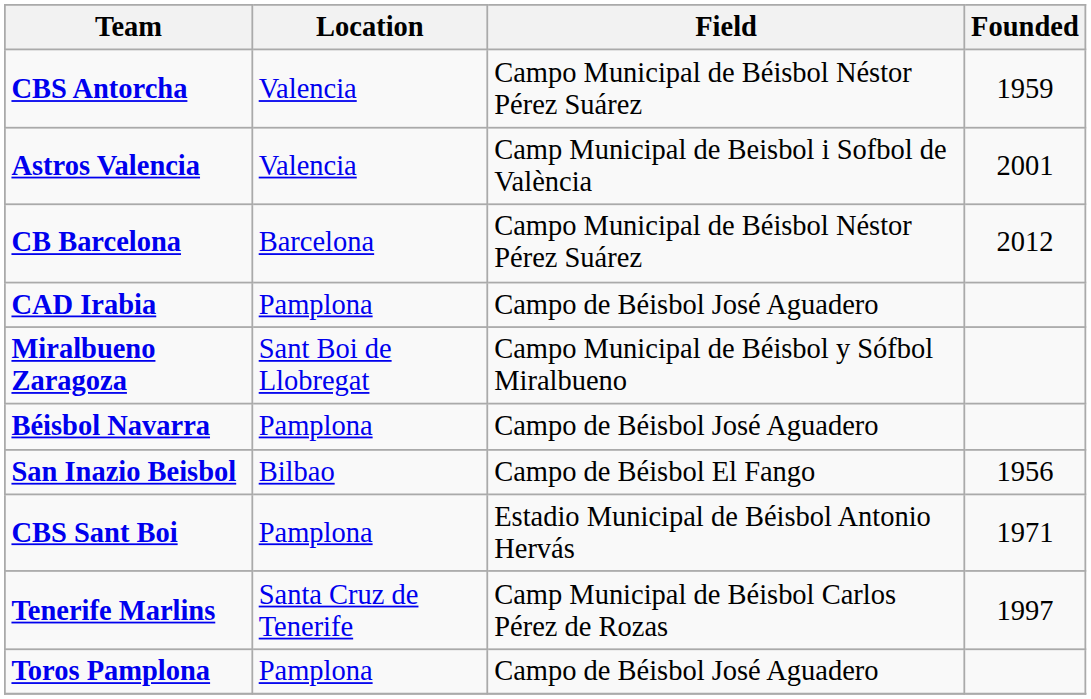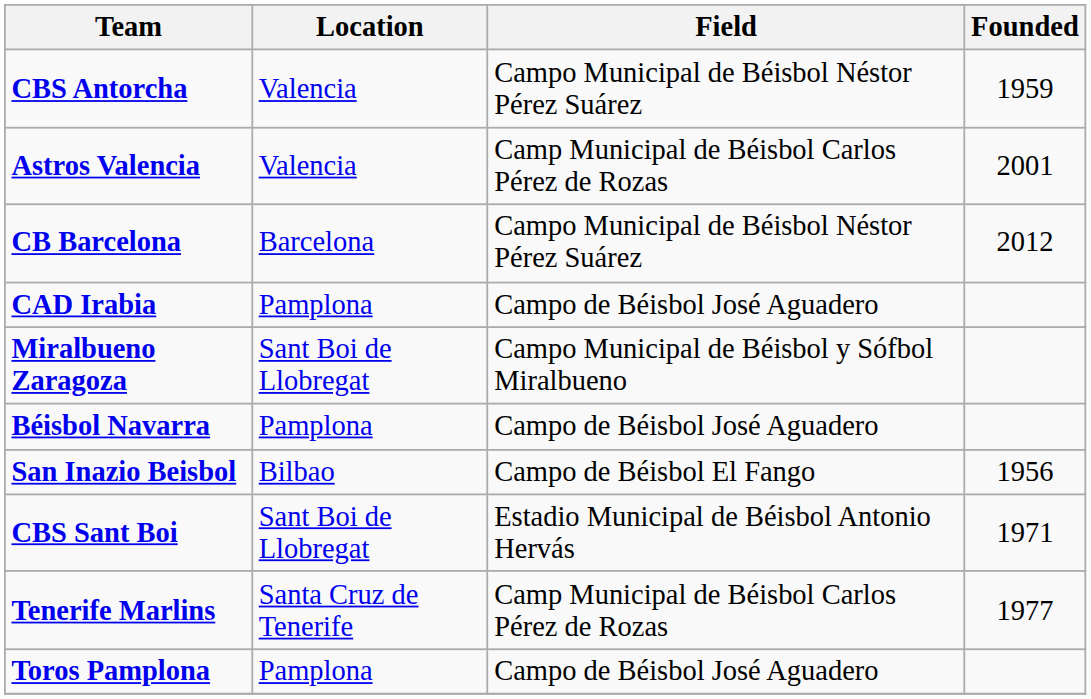(720, 165) Camp Municipal de Beisbol i Sofbol de València -> (695, 165) Camp Municipal de Béisbol Carlos Pérez de Rozas
(316, 532) Pamplona -> (325, 532) Sant Boi de Llobregat
(1025, 609) 1997 -> (1025, 609) 1977
